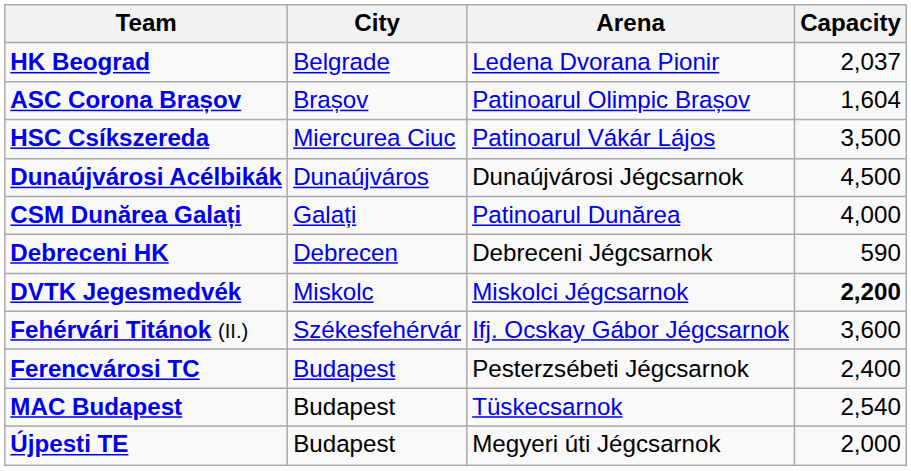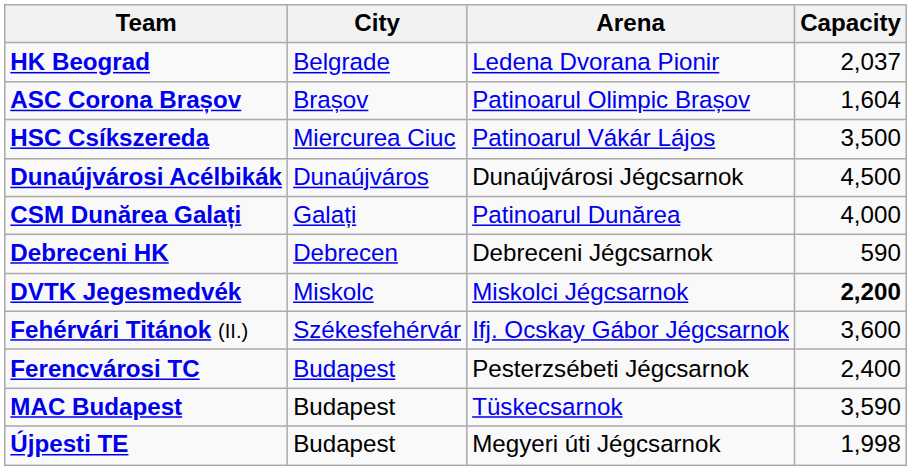(871, 406) 2,540 -> (871, 406) 3,590
(871, 445) 2,000 -> (871, 445) 1,998
